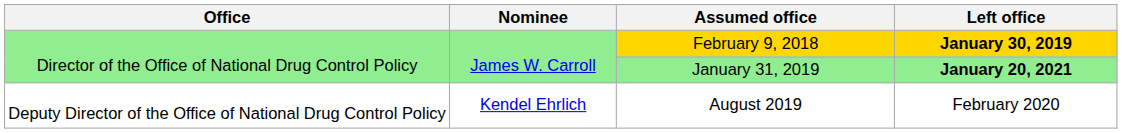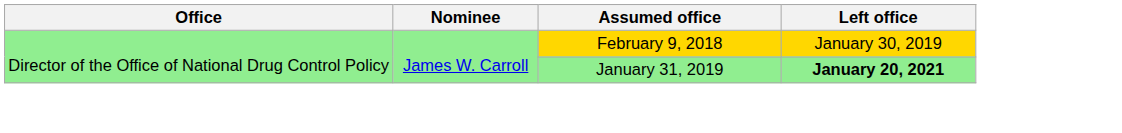(1006, 43) bold -> (878, 43) normal
- row: (756, 105)
